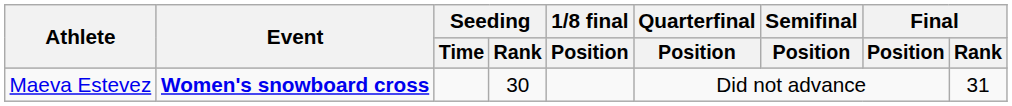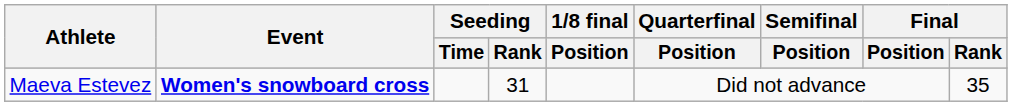(518, 85) 30 -> (518, 85) 31
(978, 85) 31 -> (978, 85) 35
